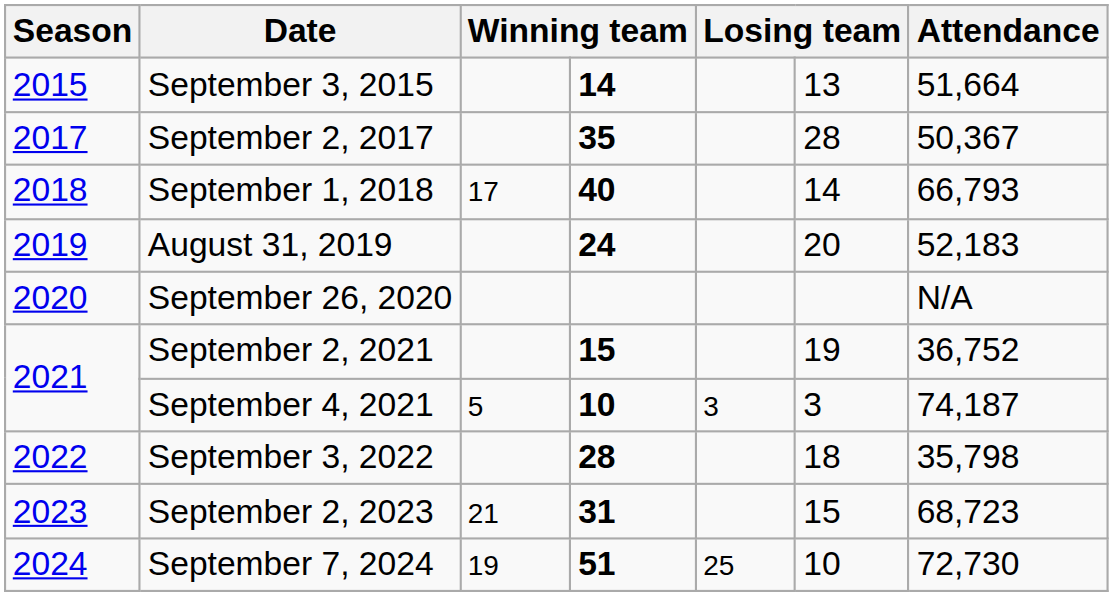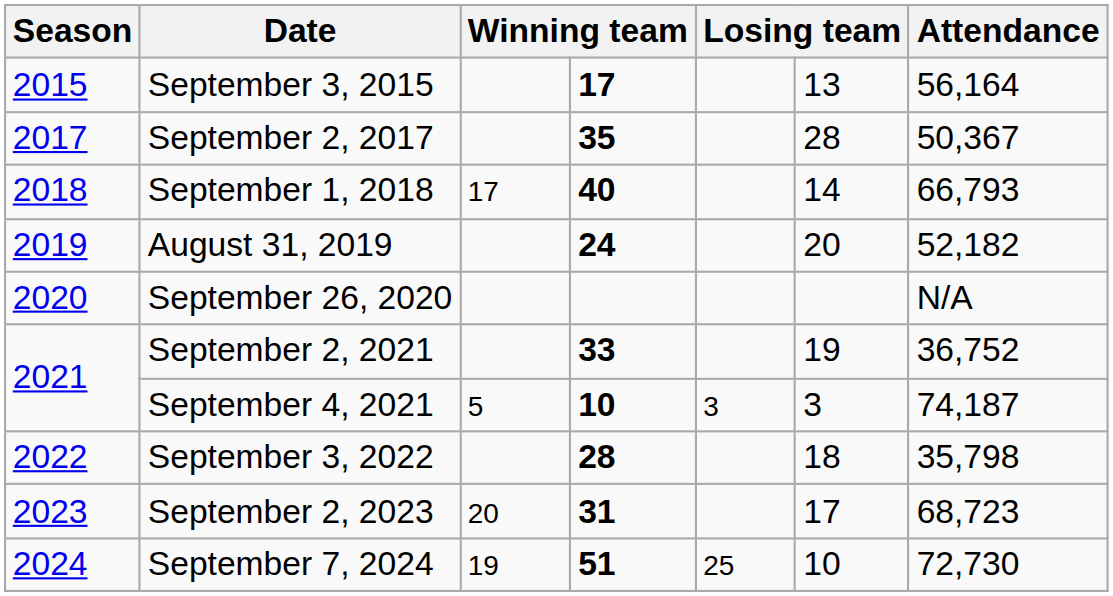(597, 84) 14 -> (597, 84) 17
(968, 84) 51,664 -> (968, 84) 56,164
(968, 244) 52,183 -> (968, 244) 52,182
(597, 350) 15 -> (597, 350) 33
(483, 512) 21 -> (483, 512) 20
(822, 510) 15 -> (822, 510) 17
